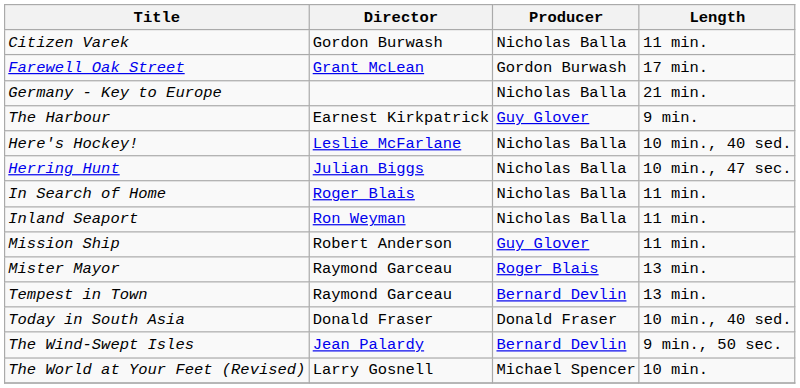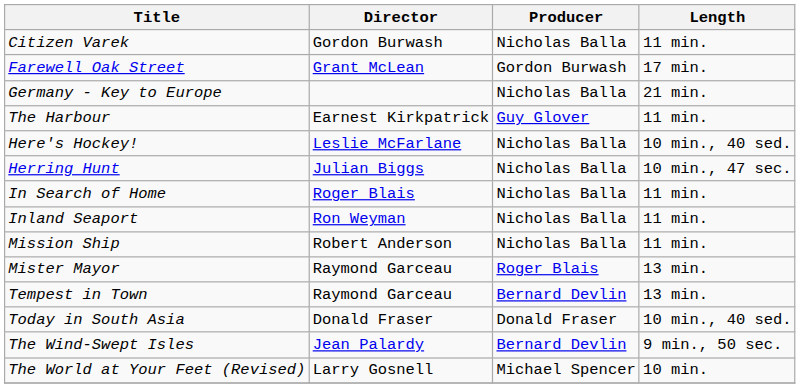(671, 118) 9 min. -> (676, 118) 11 min.
(543, 244) Guy Glover -> (561, 244) Nicholas Balla
